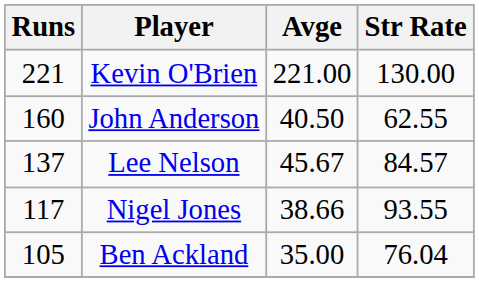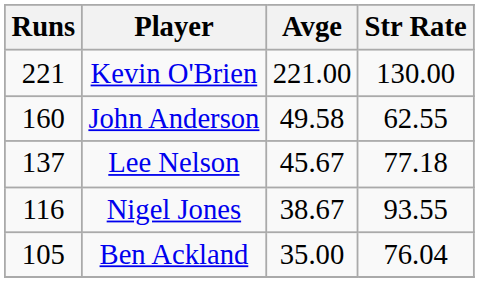(312, 118) 40.50 -> (312, 118) 49.58
(416, 163) 84.57 -> (416, 163) 77.18
(43, 208) 117 -> (43, 208) 116
(312, 208) 38.66 -> (312, 208) 38.67
